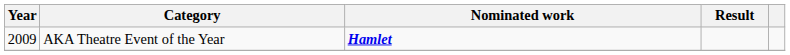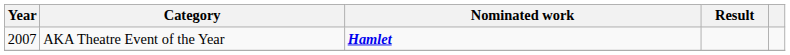(22, 38) 2009 -> (22, 38) 2007
